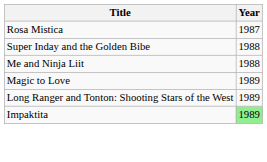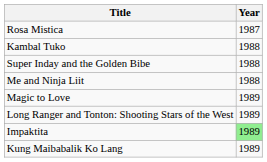+ row: (36, 47)
+ row: (65, 149)
